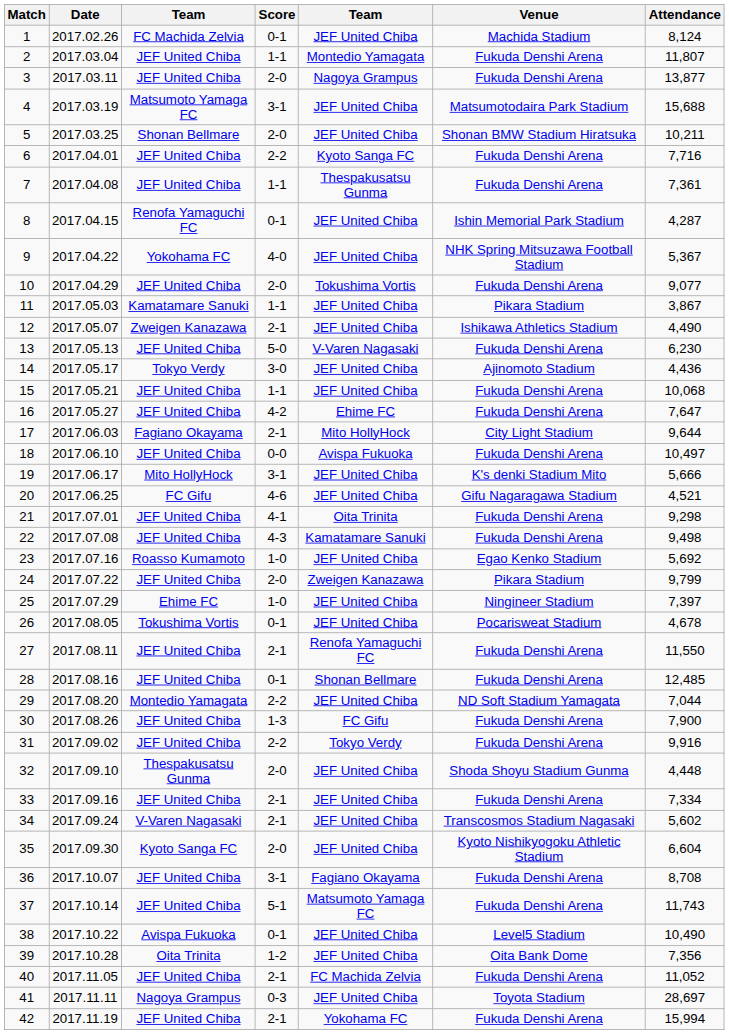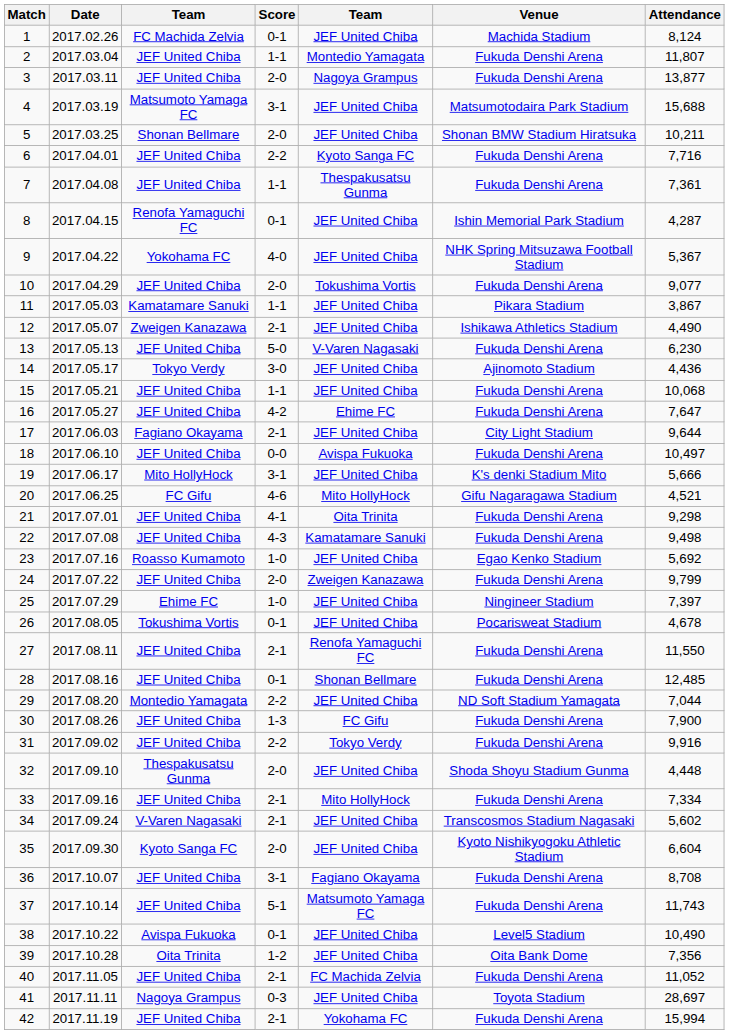(365, 432) Mito HollyHock -> (365, 432) JEF United Chiba
(365, 496) JEF United Chiba -> (365, 496) Mito HollyHock
(539, 580) Pikara Stadium -> (539, 580) Fukuda Denshi Arena
(365, 799) JEF United Chiba -> (365, 799) Mito HollyHock
